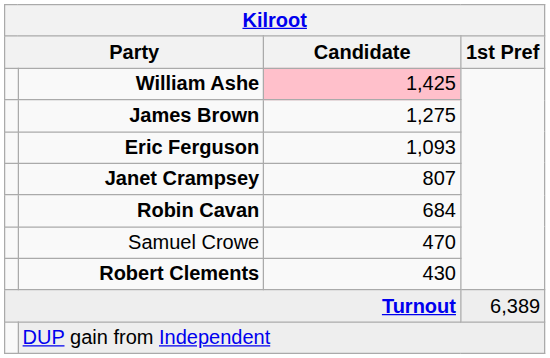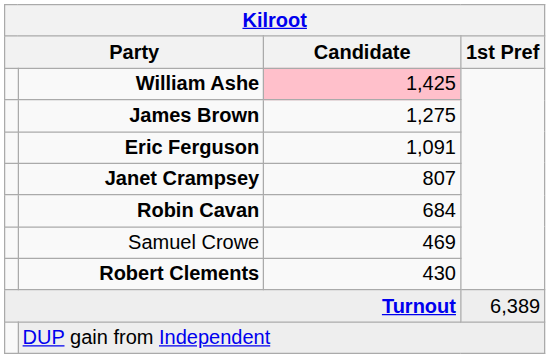(431, 147) 1,093 -> (431, 147) 1,091
(439, 242) 470 -> (439, 242) 469
